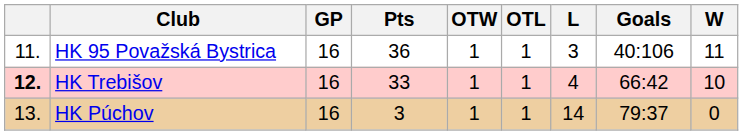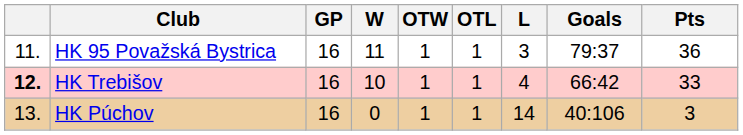columns swapped: (714, 20) <-> (399, 20)
(644, 51) 40:106 -> (595, 51) 79:37
(644, 113) 79:37 -> (595, 113) 40:106
